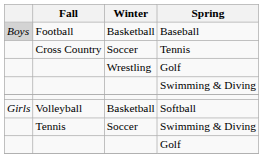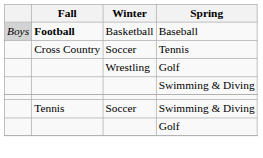(55, 31) normal -> (54, 31) bold
- row: (131, 108)
